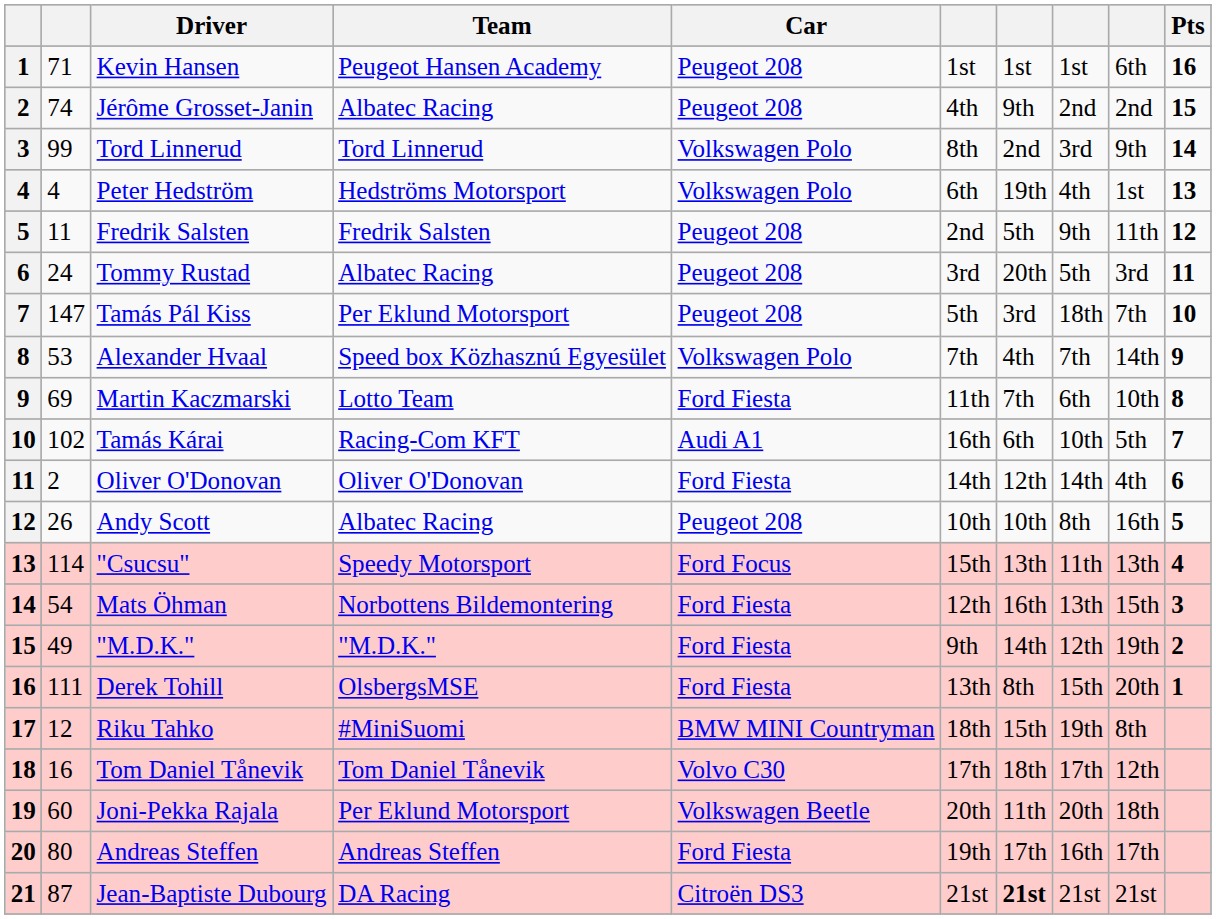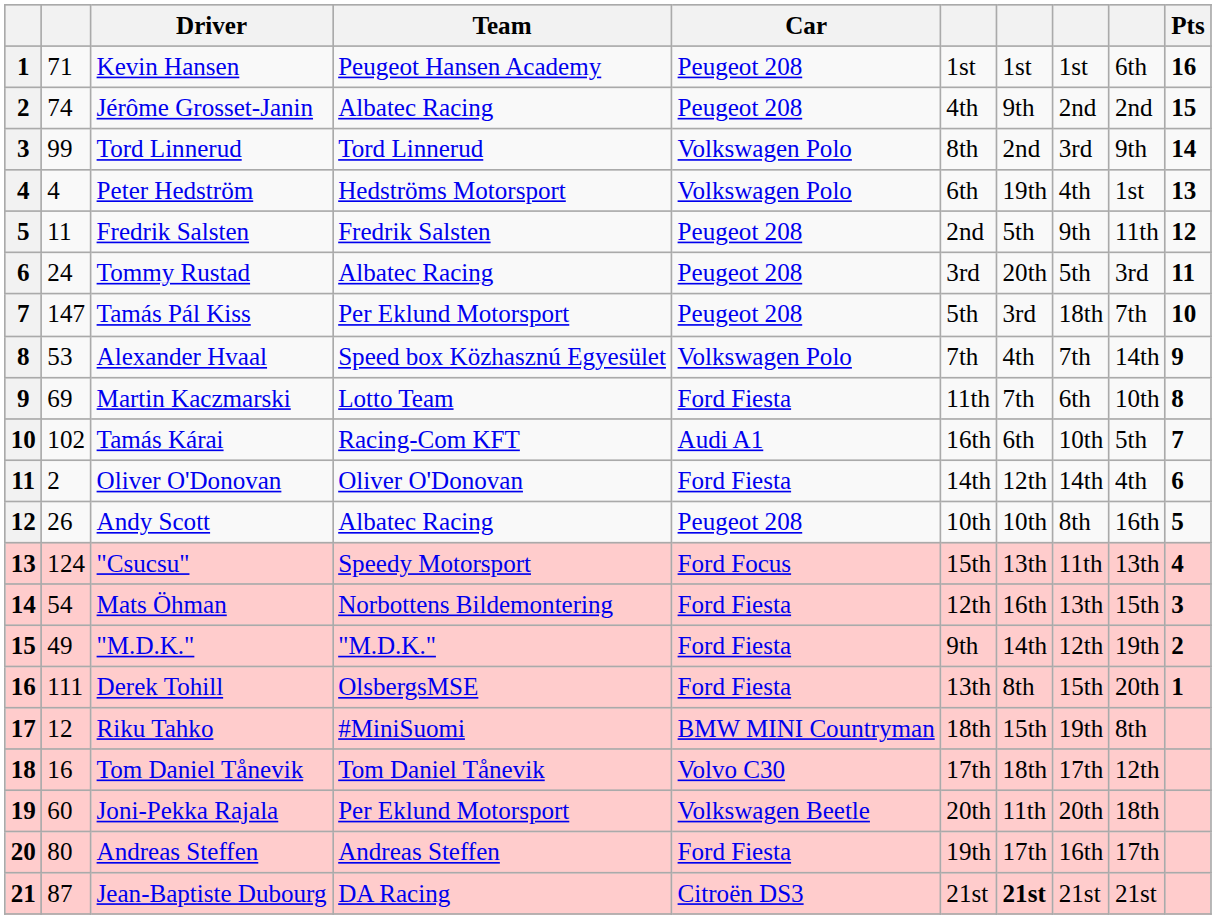(66, 562) 114 -> (66, 562) 124
